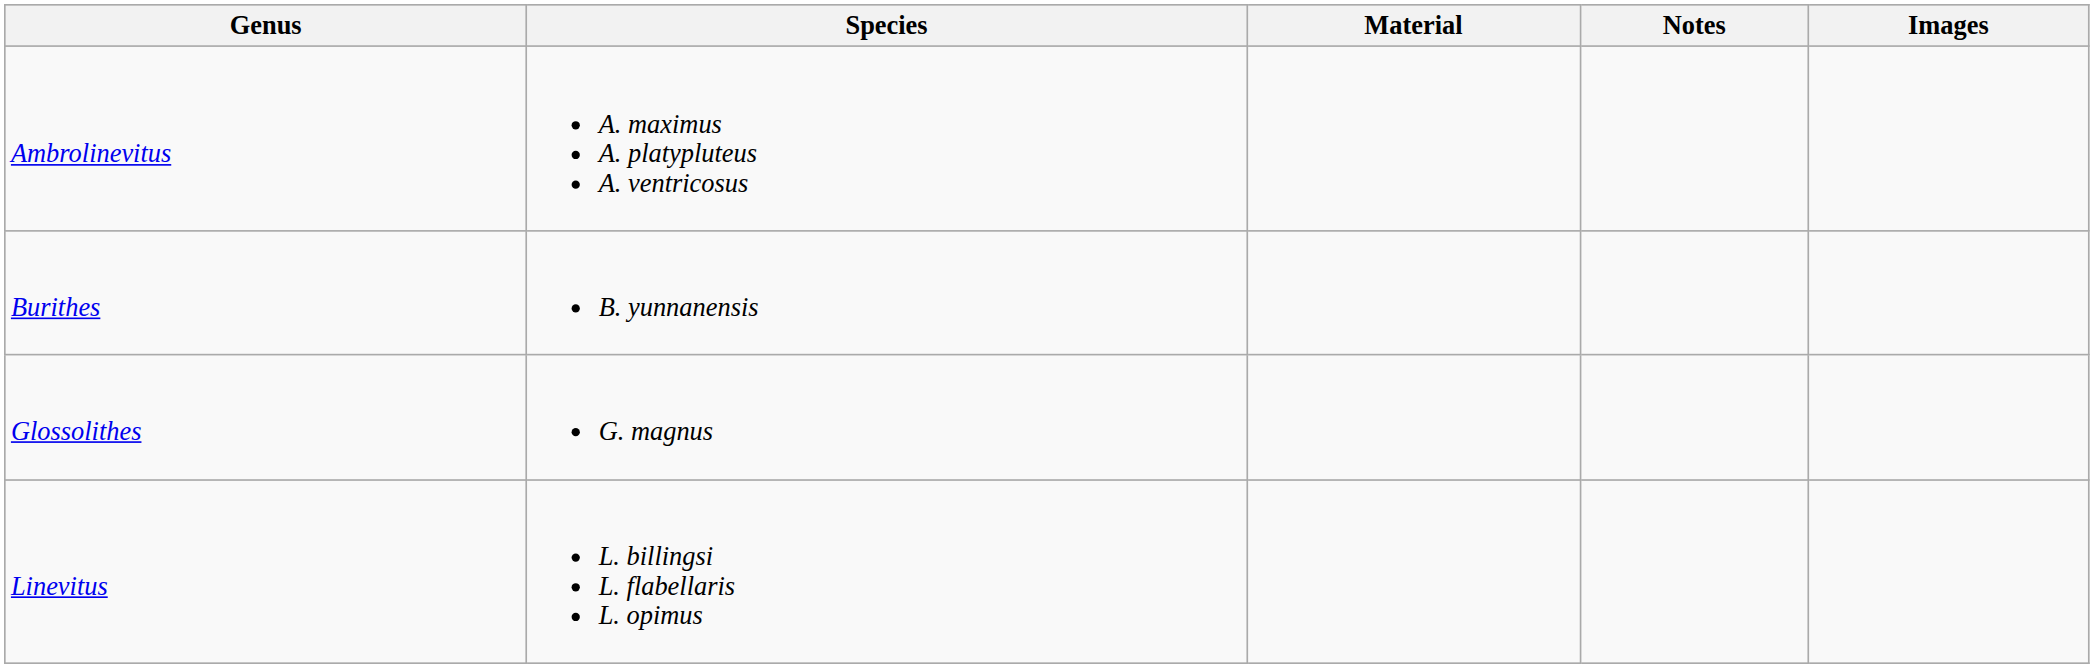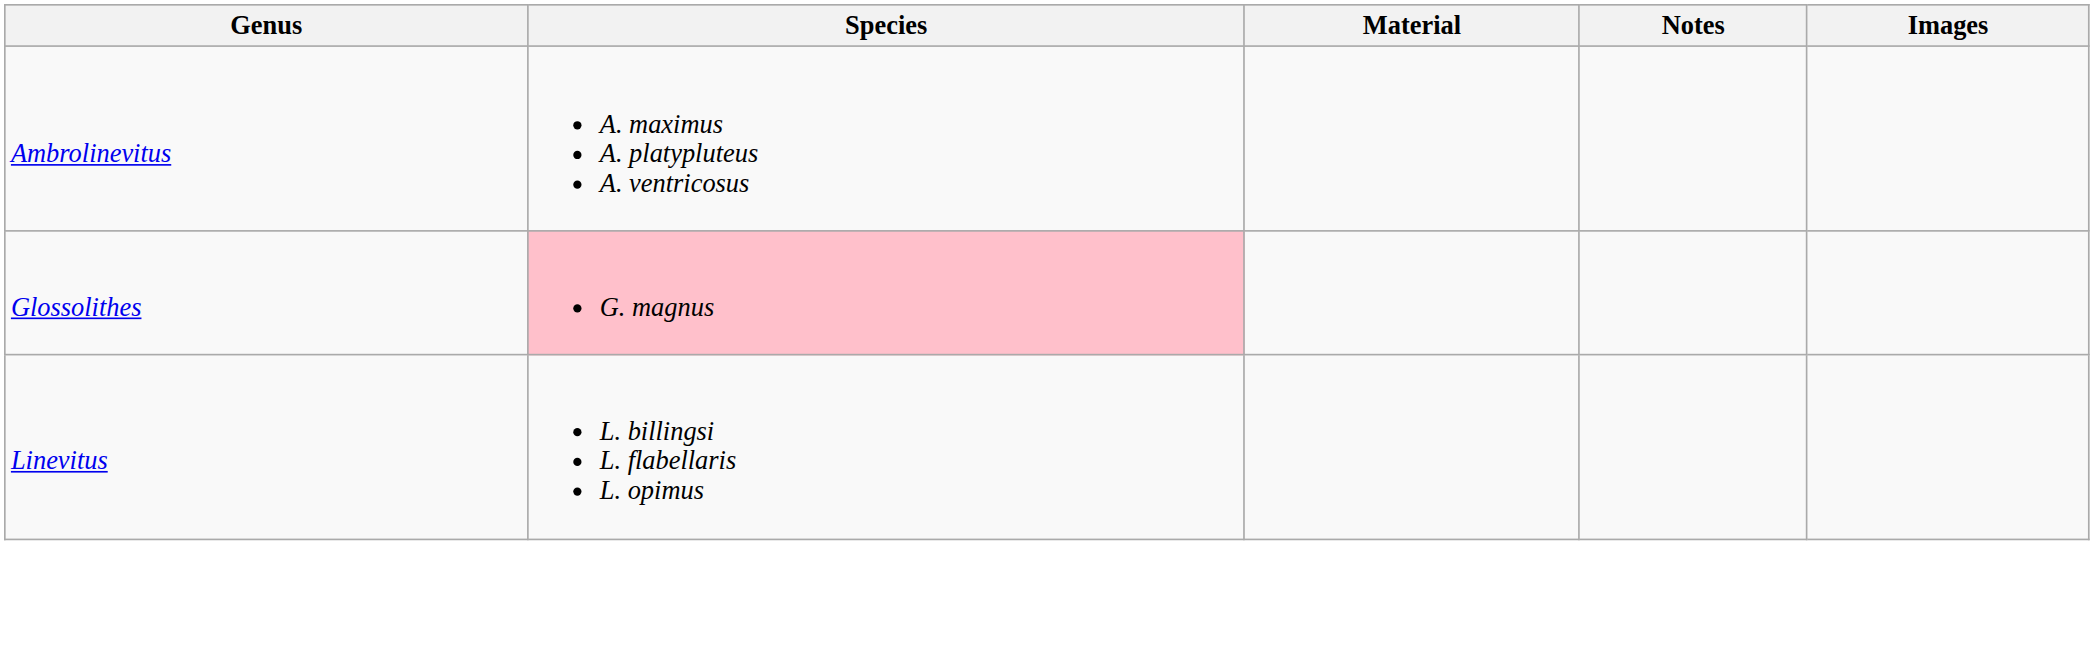- row: (56, 307)
(887, 432) no background -> (886, 307) pink background
